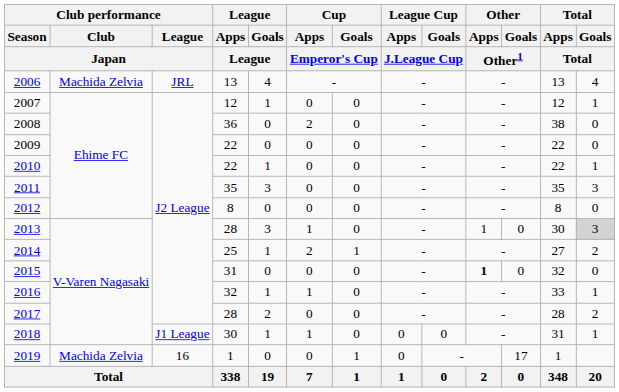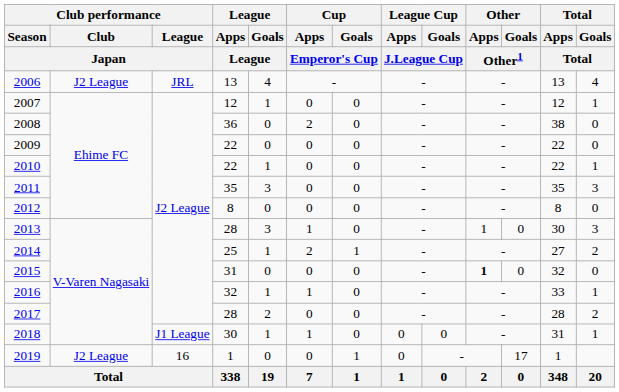(101, 81) Machida Zelvia -> (101, 81) J2 League
(595, 229) lightgrey background -> (595, 229) no background
(101, 355) Machida Zelvia -> (101, 355) J2 League
